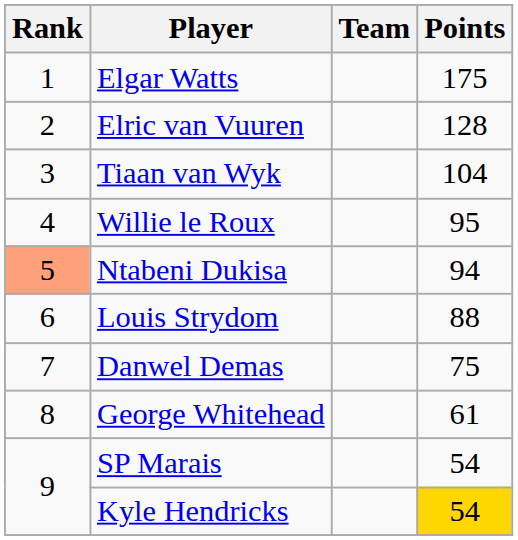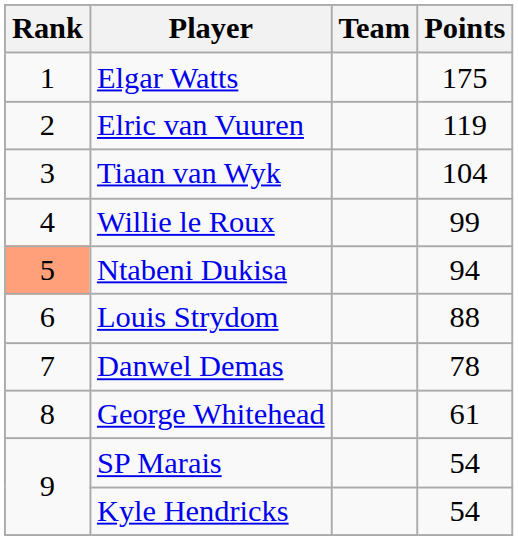(465, 125) 128 -> (465, 125) 119
(465, 221) 95 -> (465, 221) 99
(465, 366) 75 -> (465, 366) 78
(465, 510) gold background -> (465, 510) no background
